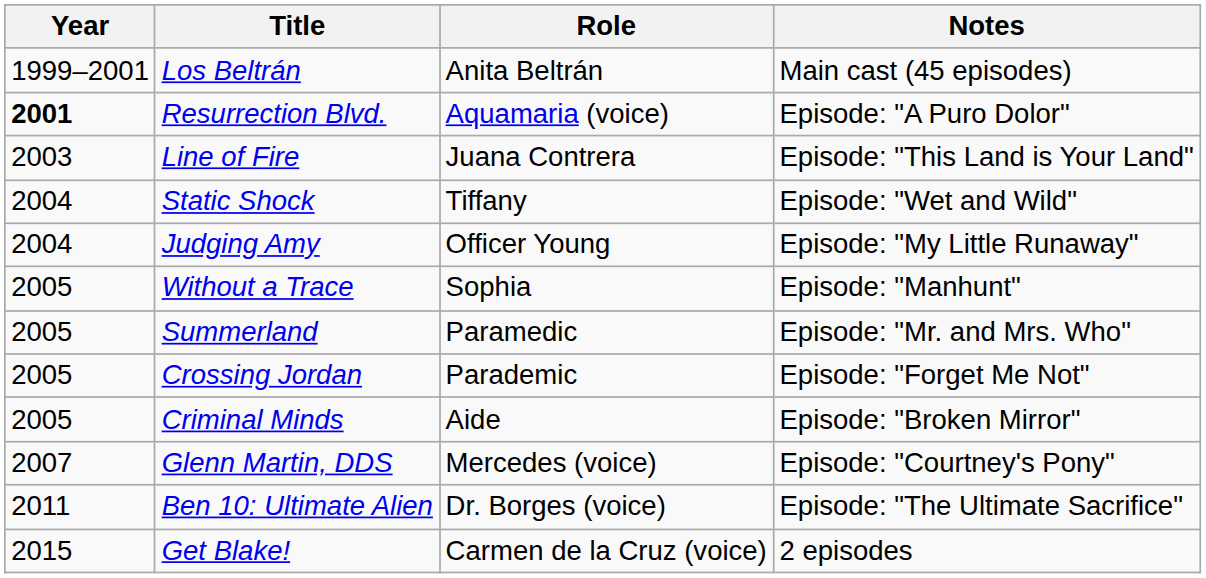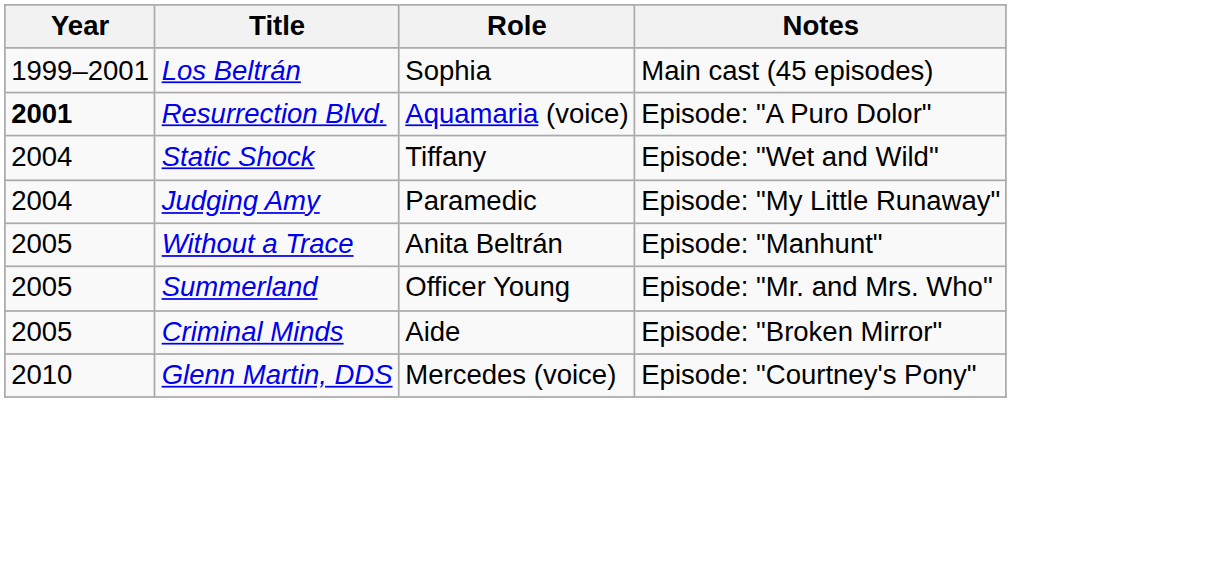(524, 69) Anita Beltrán -> (448, 69) Sophia
- row: (230, 157)
(528, 244) Officer Young -> (471, 200) Paramedic
(488, 288) Sophia -> (484, 244) Anita Beltrán
(511, 331) Paramedic -> (488, 288) Officer Young
- row: (262, 375)
(42, 462) 2007 -> (42, 375) 2010
- row: (297, 506)
- row: (226, 550)
